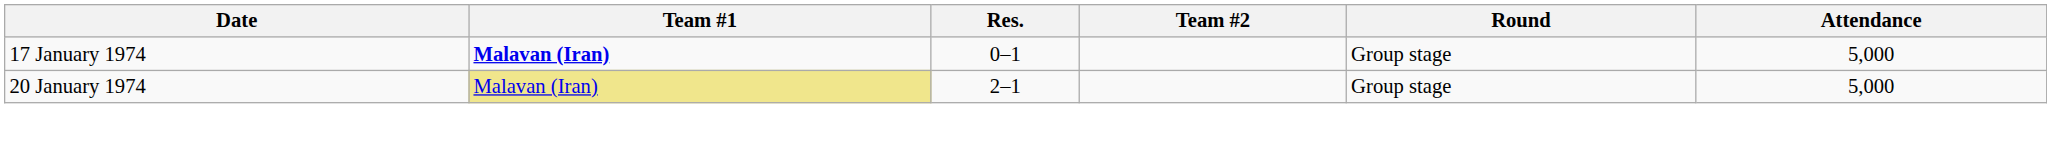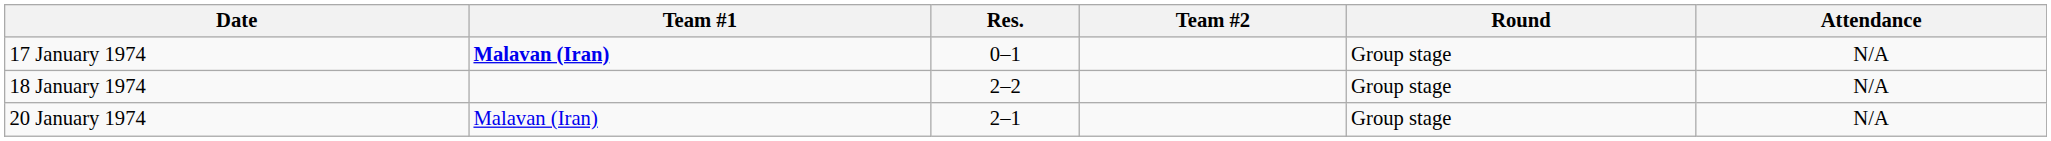(1871, 53) 5,000 -> (1871, 53) N/A
+ row: (78, 86)
(536, 86) khaki background -> (536, 119) no background
(1871, 86) 5,000 -> (1871, 119) N/A
